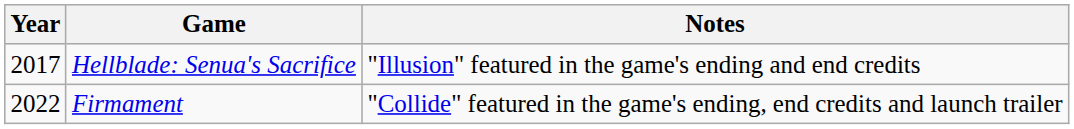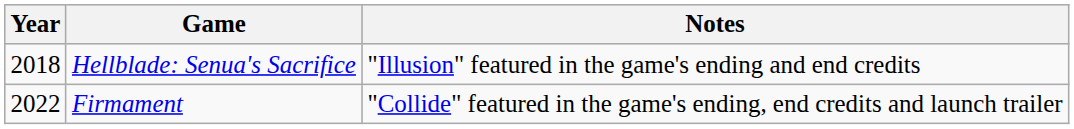(35, 63) 2017 -> (35, 63) 2018
